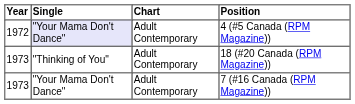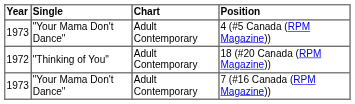(18, 33) 1972 -> (18, 33) 1973
(73, 33) lavender background -> (73, 33) no background
(18, 59) 1973 -> (18, 59) 1972
